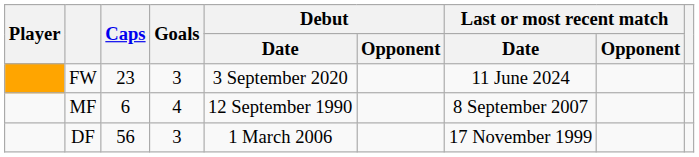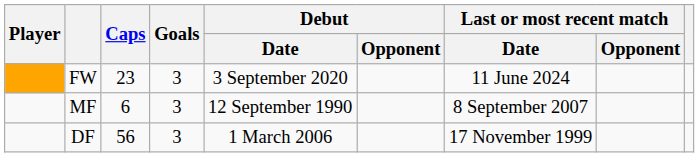(177, 107) 4 -> (177, 107) 3
